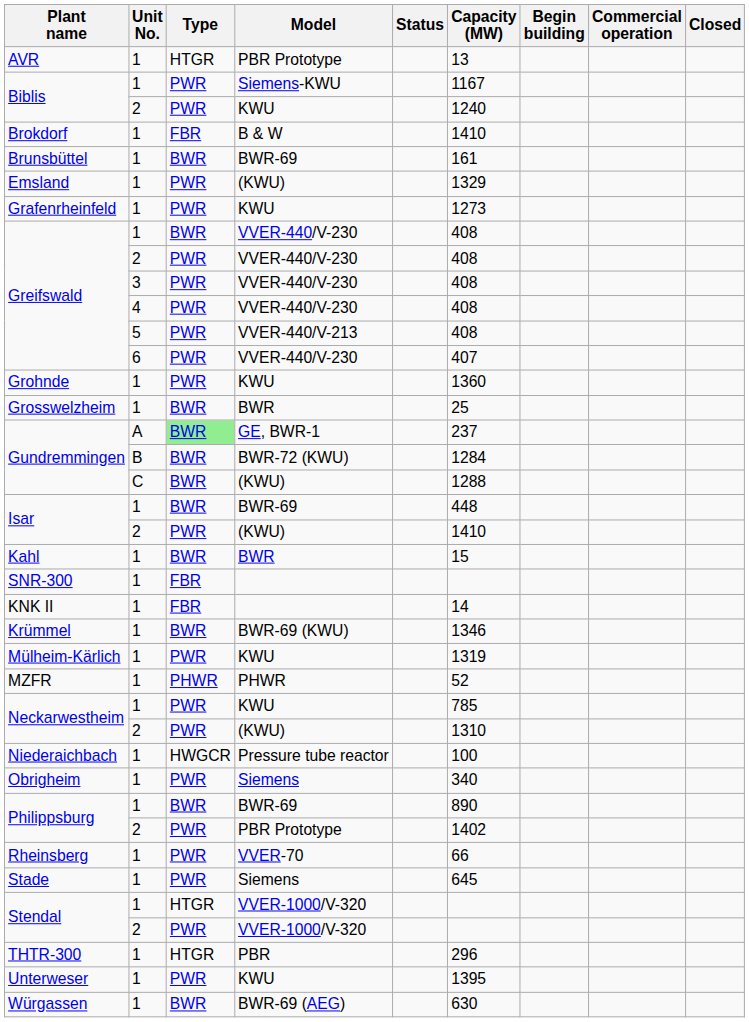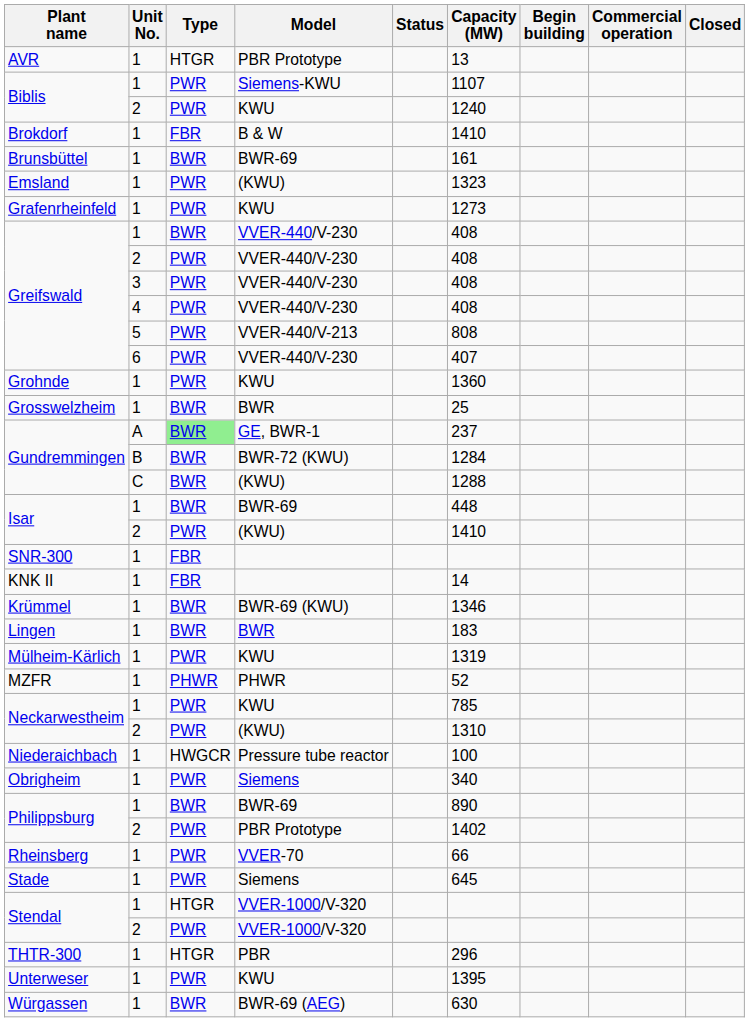(468, 84) 1167 -> (468, 84) 1107
(469, 183) 1329 -> (469, 183) 1323
(464, 332) 408 -> (464, 332) 808
- row: (24, 556)
+ row: (32, 631)
